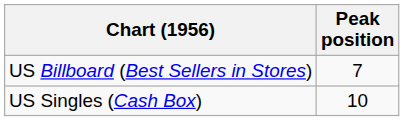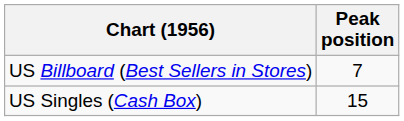(358, 100) 10 -> (358, 100) 15
